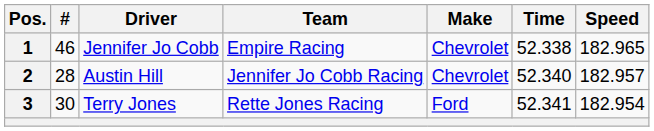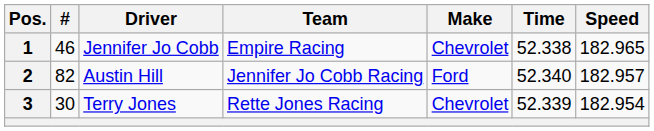(65, 76) 28 -> (65, 76) 82
(470, 76) Chevrolet -> (450, 76) Ford
(450, 104) Ford -> (470, 104) Chevrolet
(544, 104) 52.341 -> (544, 104) 52.339
